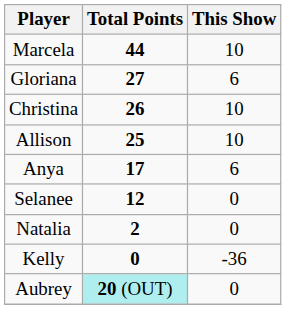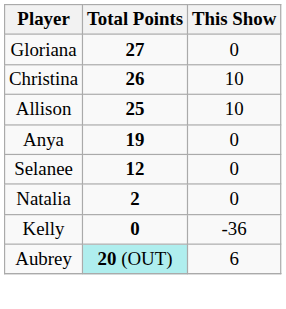- row: (44, 49)
(234, 79) 6 -> (234, 49) 0
(135, 169) 17 -> (135, 139) 19
(234, 169) 6 -> (234, 139) 0
(234, 288) 0 -> (234, 259) 6
